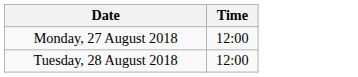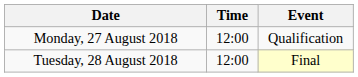+ column: (306, 15)
